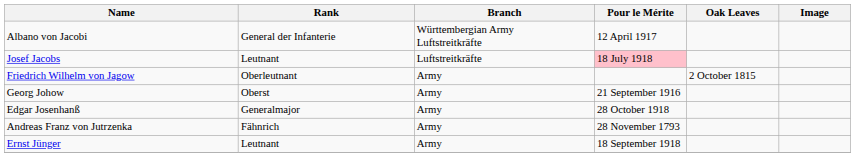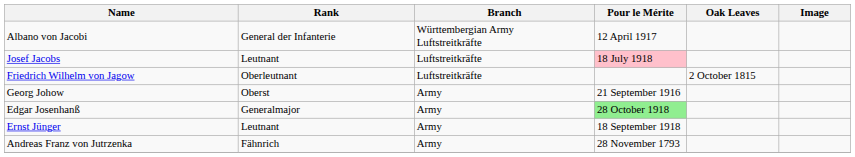(429, 76) Army -> (449, 76) Luftstreitkräfte
(633, 110) no background -> (633, 110) lightgreen background
rows swapped: (34, 144) <-> (69, 127)
